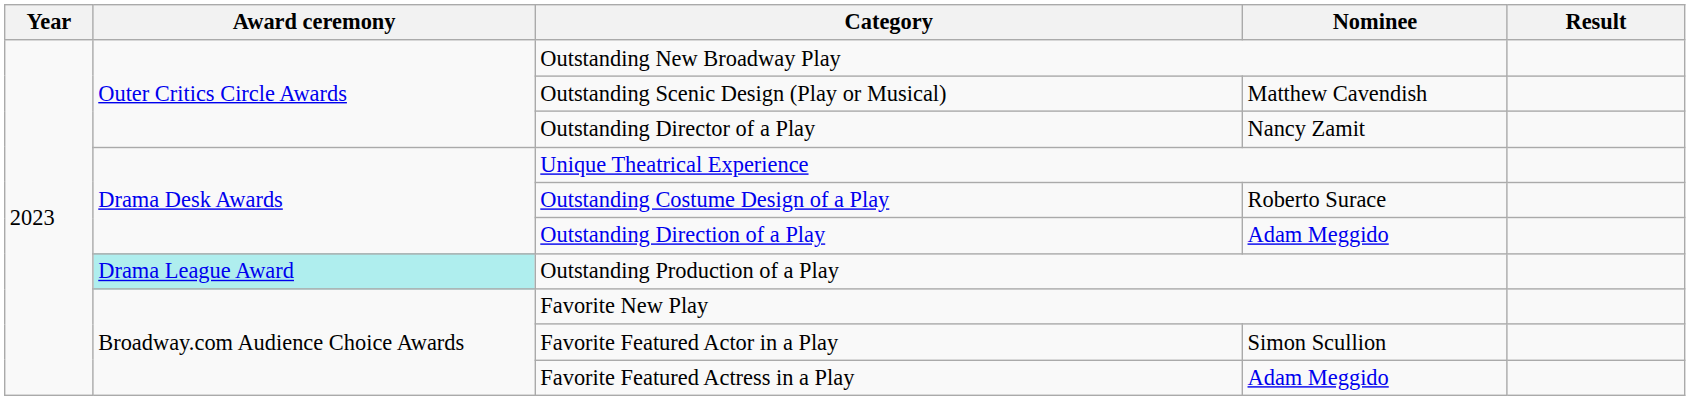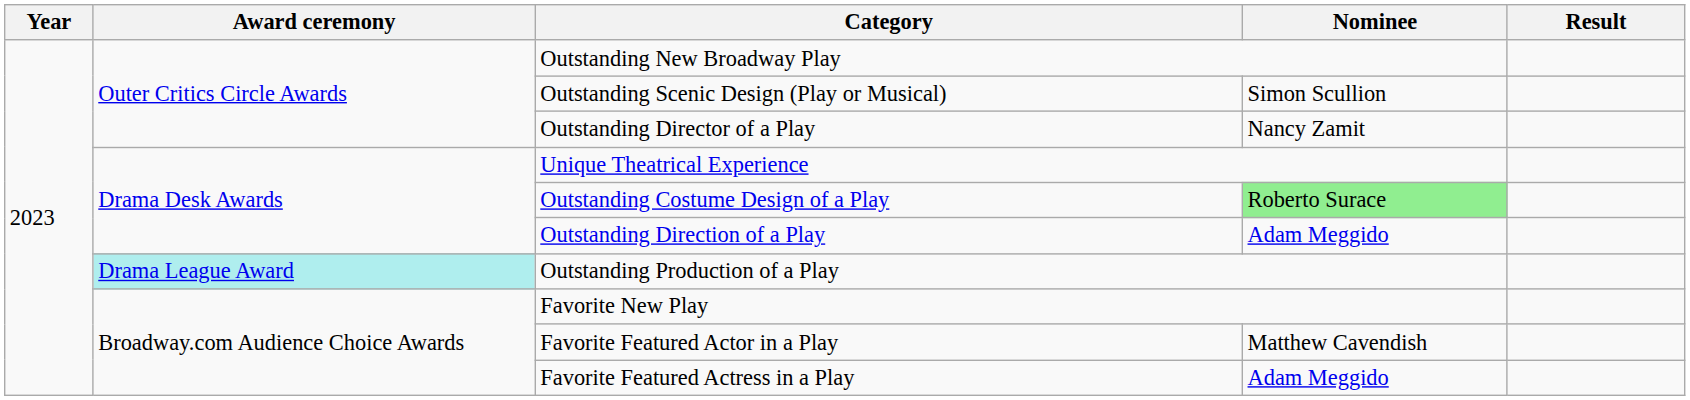(1337, 93) Matthew Cavendish -> (1317, 93) Simon Scullion
(1317, 199) no background -> (1317, 199) lightgreen background
(1317, 341) Simon Scullion -> (1337, 341) Matthew Cavendish
